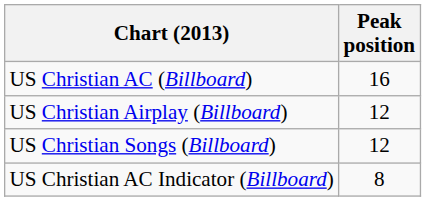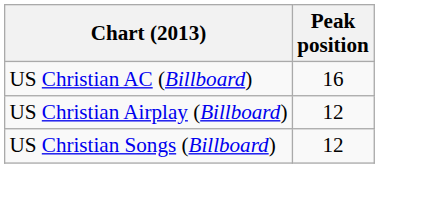- row: (172, 178)
